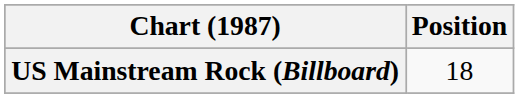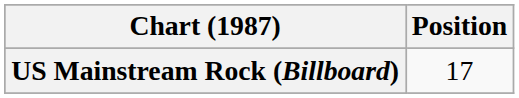(459, 70) 18 -> (459, 70) 17
